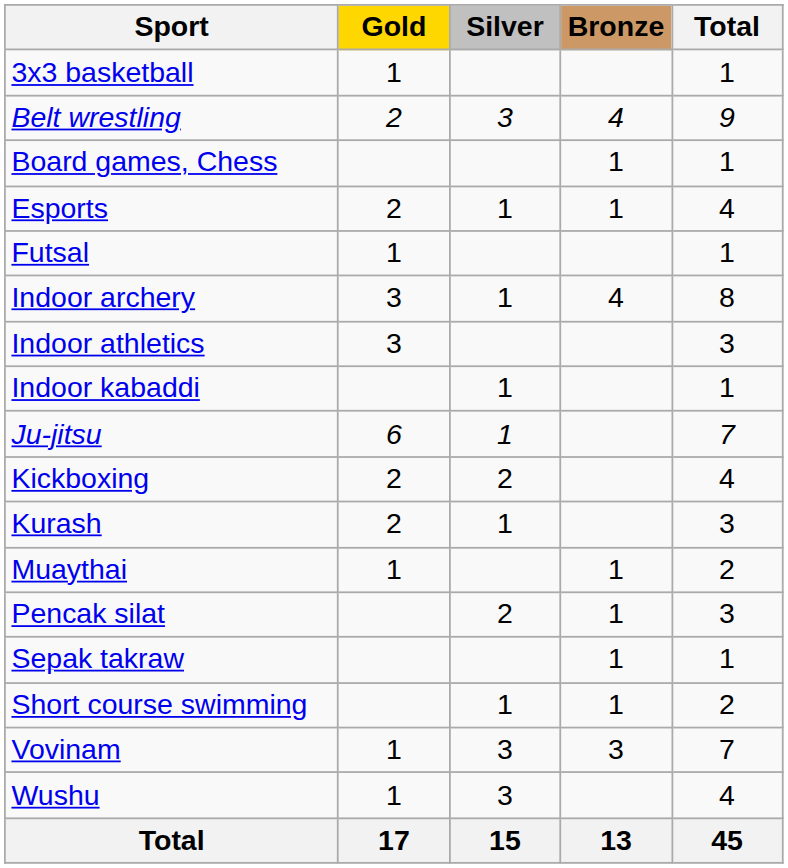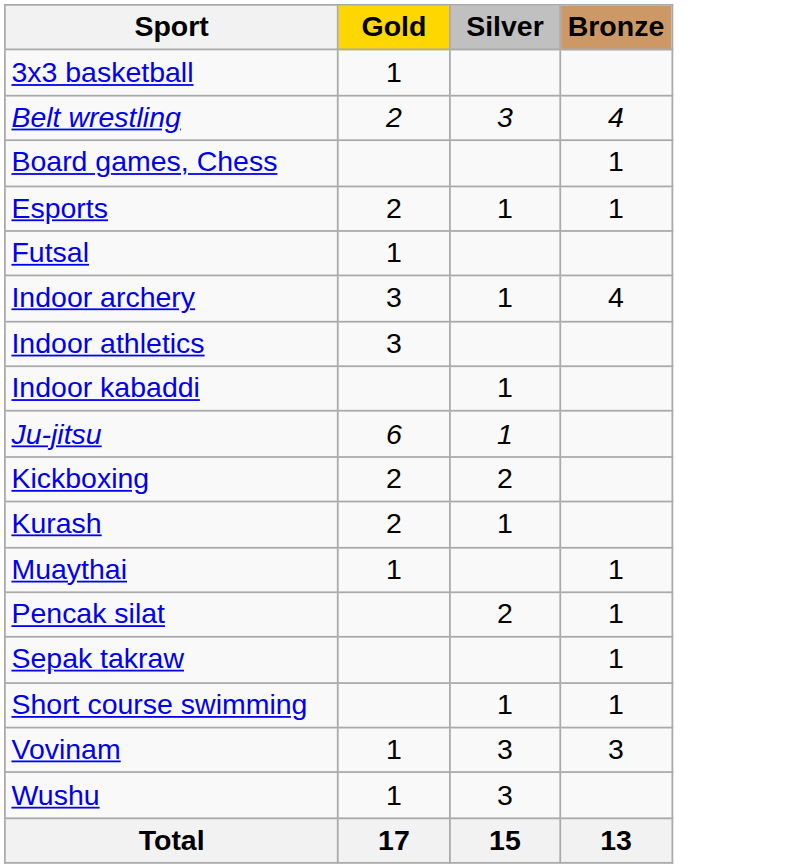- column: (727, 27)
